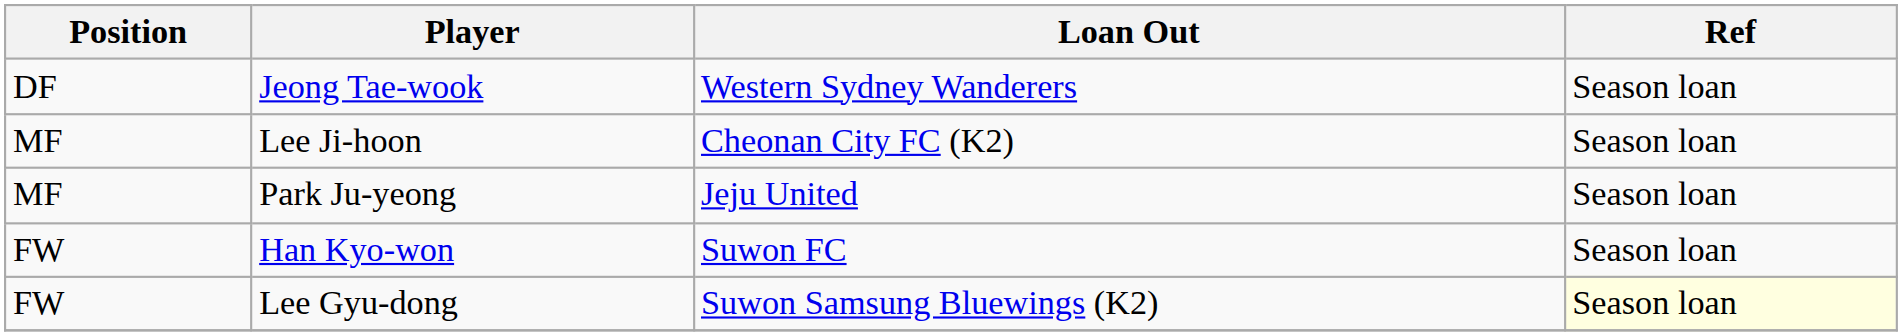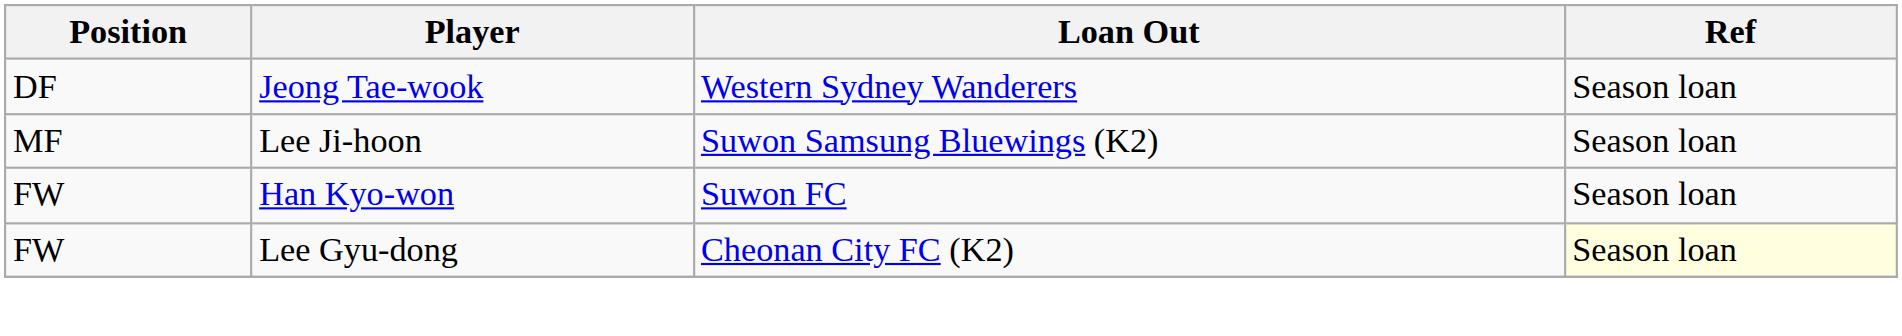(857, 140) Cheonan City FC (K2) -> (930, 140) Suwon Samsung Bluewings (K2)
- row: (358, 194)
(930, 303) Suwon Samsung Bluewings (K2) -> (857, 248) Cheonan City FC (K2)
